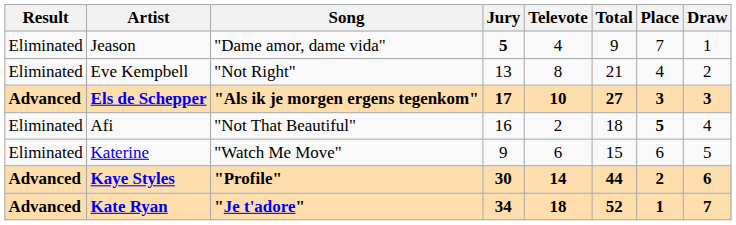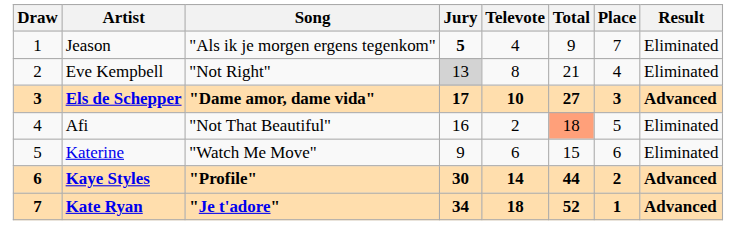columns swapped: (707, 17) <-> (46, 17)
(300, 44) "Dame amor, dame vida" -> (313, 44) "Als ik je morgen ergens tegenkom"
(503, 71) no background -> (461, 71) lightgrey background
(346, 98) "Als ik je morgen ergens tegenkom" -> (282, 98) "Dame amor, dame vida"
(614, 125) no background -> (571, 125) lightsalmon background
(660, 125) bold -> (617, 125) normal
